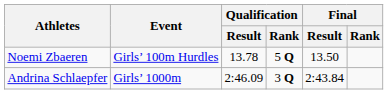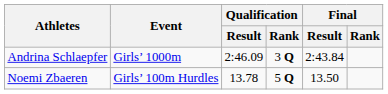rows swapped: (57, 78) <-> (47, 57)
